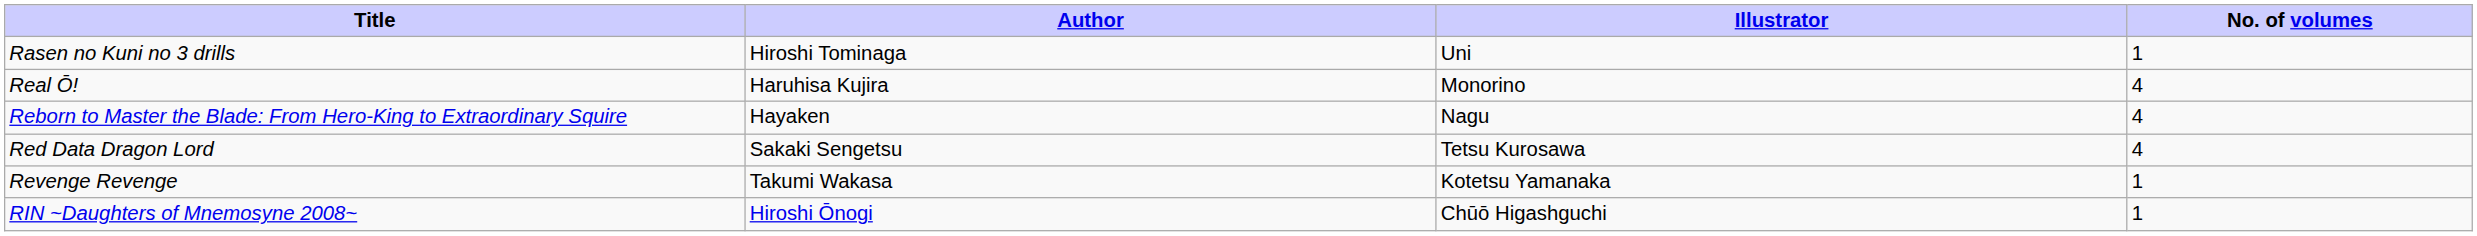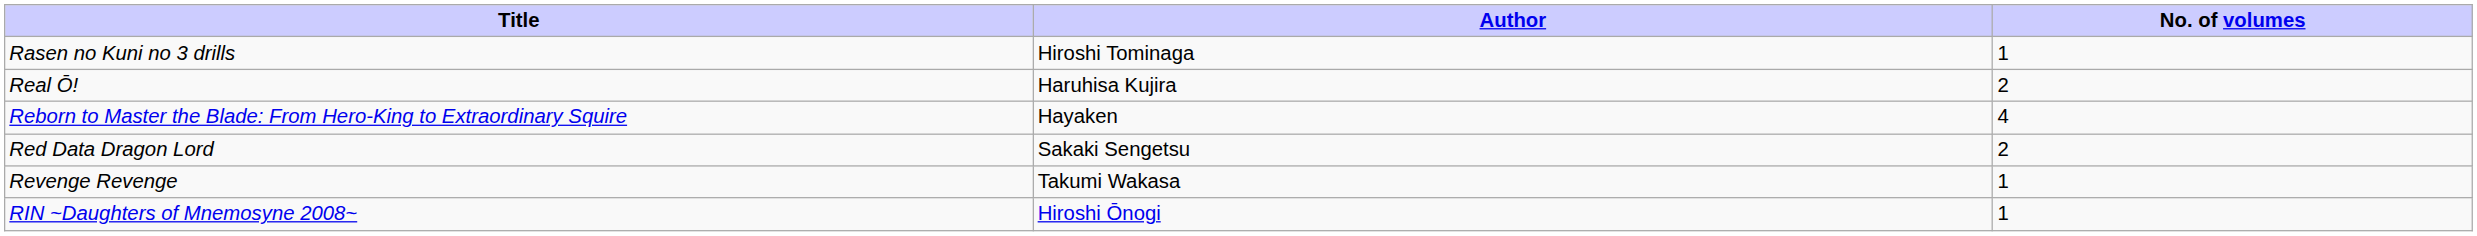- column: (1782, 20)
(2137, 85) 4 -> (2003, 85) 2
(2137, 149) 4 -> (2003, 149) 2
